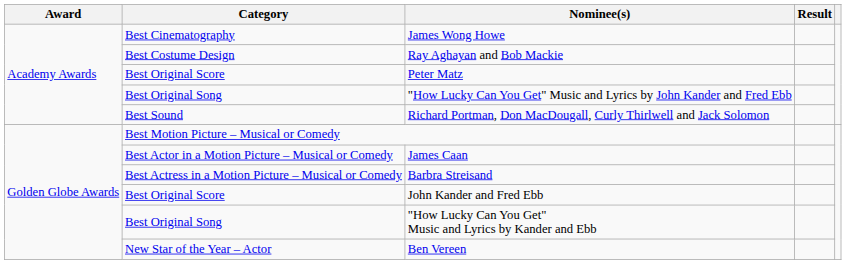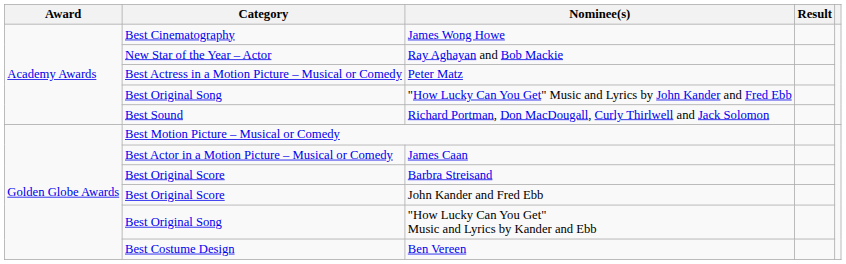(180, 54) Best Costume Design -> (198, 54) New Star of the Year – Actor
(175, 74) Best Original Score -> (264, 74) Best Actress in a Motion Picture – Musical or Comedy
(264, 174) Best Actress in a Motion Picture – Musical or Comedy -> (175, 174) Best Original Score
(198, 249) New Star of the Year – Actor -> (180, 249) Best Costume Design
